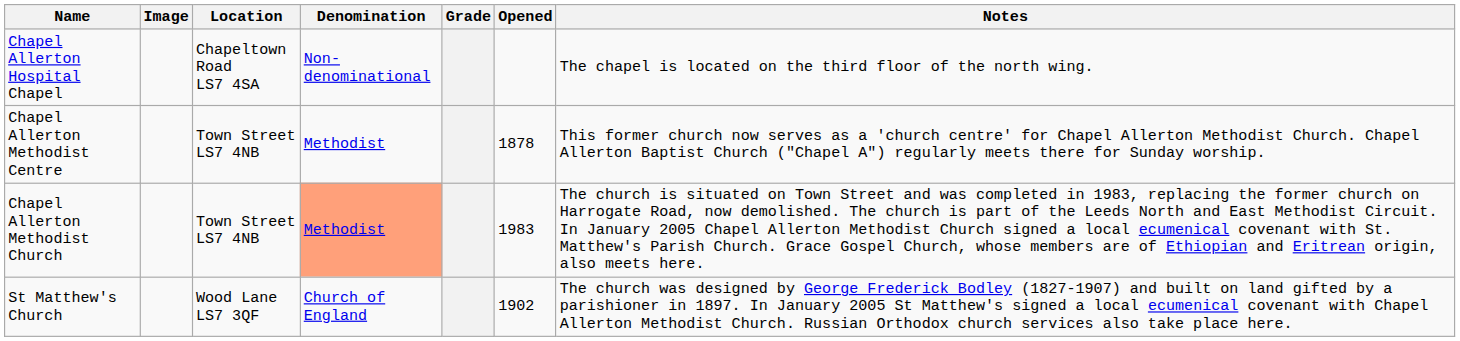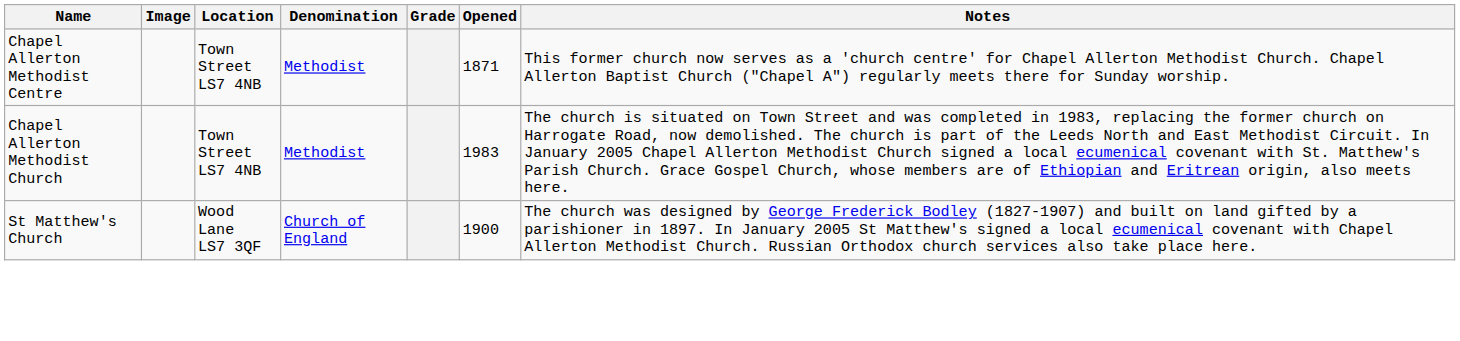- row: (44, 68)
(516, 144) 1878 -> (481, 68) 1871
(344, 230) lightsalmon background -> (325, 153) no background
(516, 307) 1902 -> (481, 230) 1900
